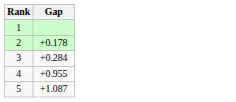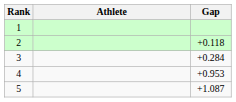+ column: (112, 12)
(54, 43) +0.178 -> (211, 43) +0.118
(54, 74) +0.955 -> (211, 74) +0.953
